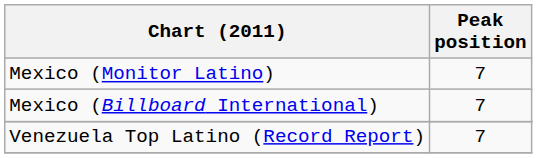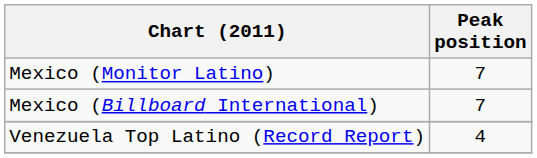(480, 137) 7 -> (480, 137) 4
